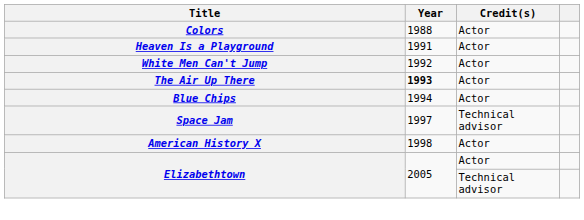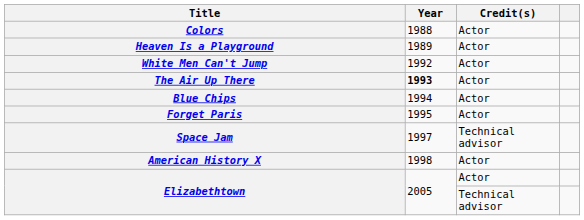(420, 47) 1991 -> (420, 47) 1989
+ row: (205, 115)
